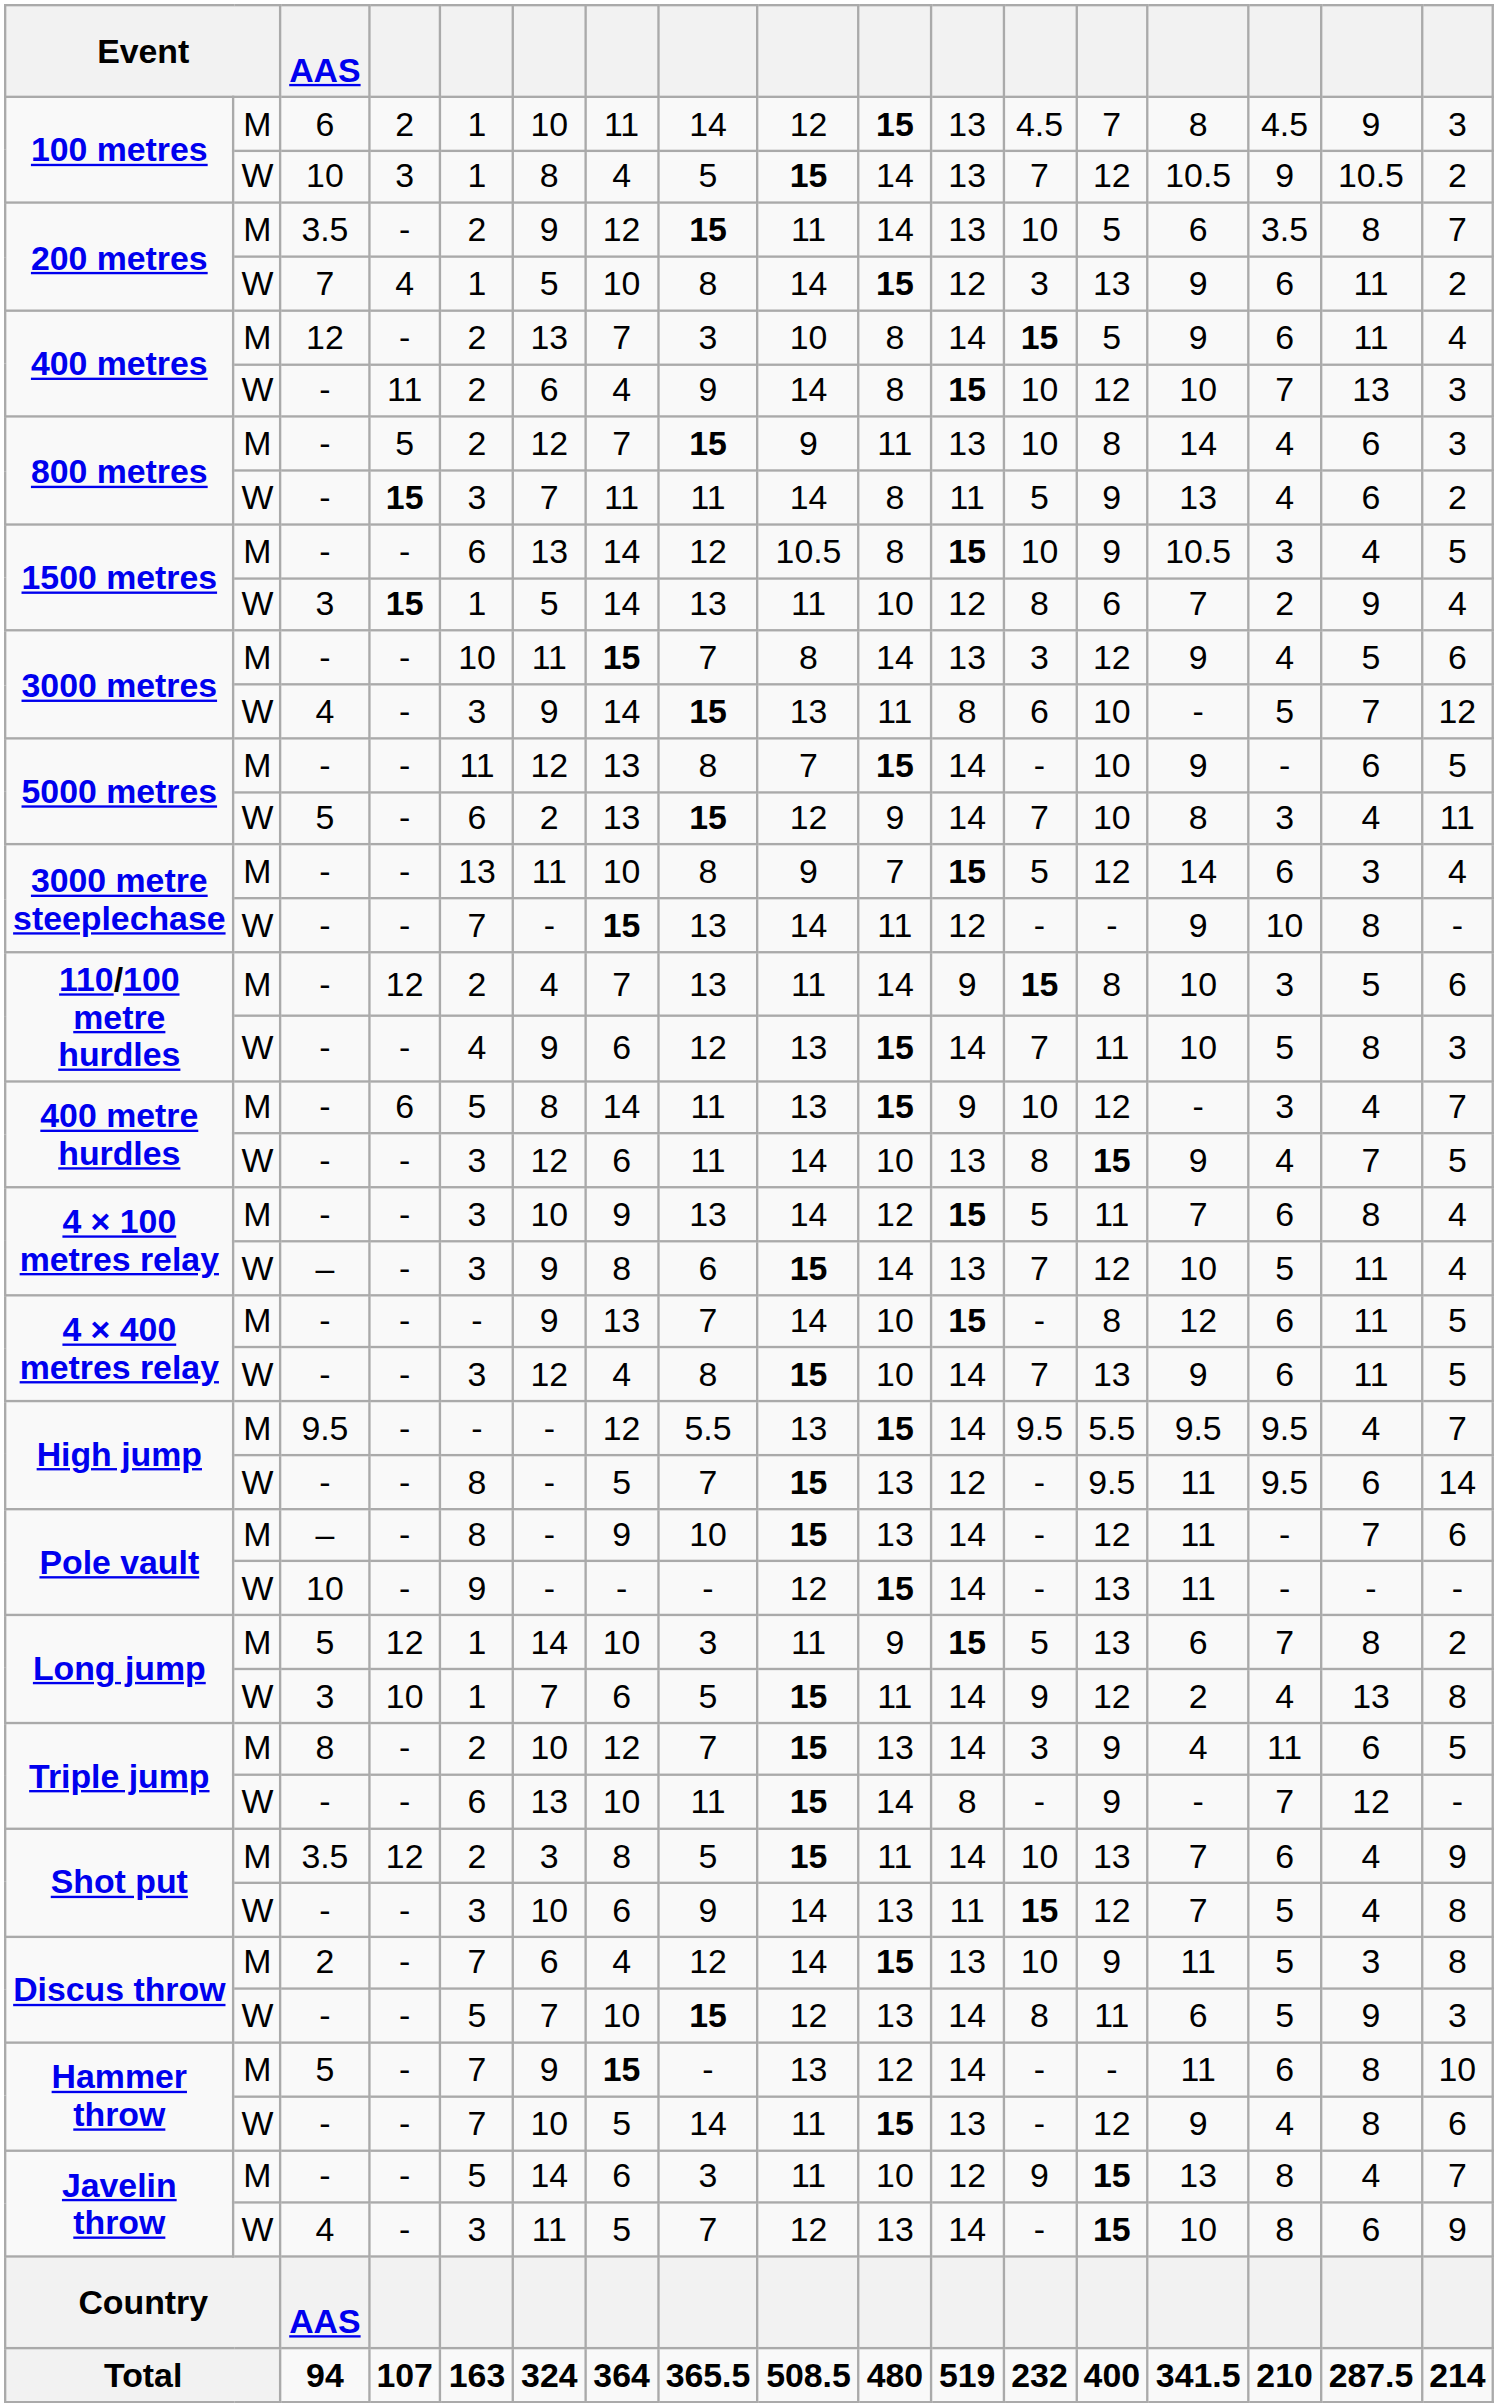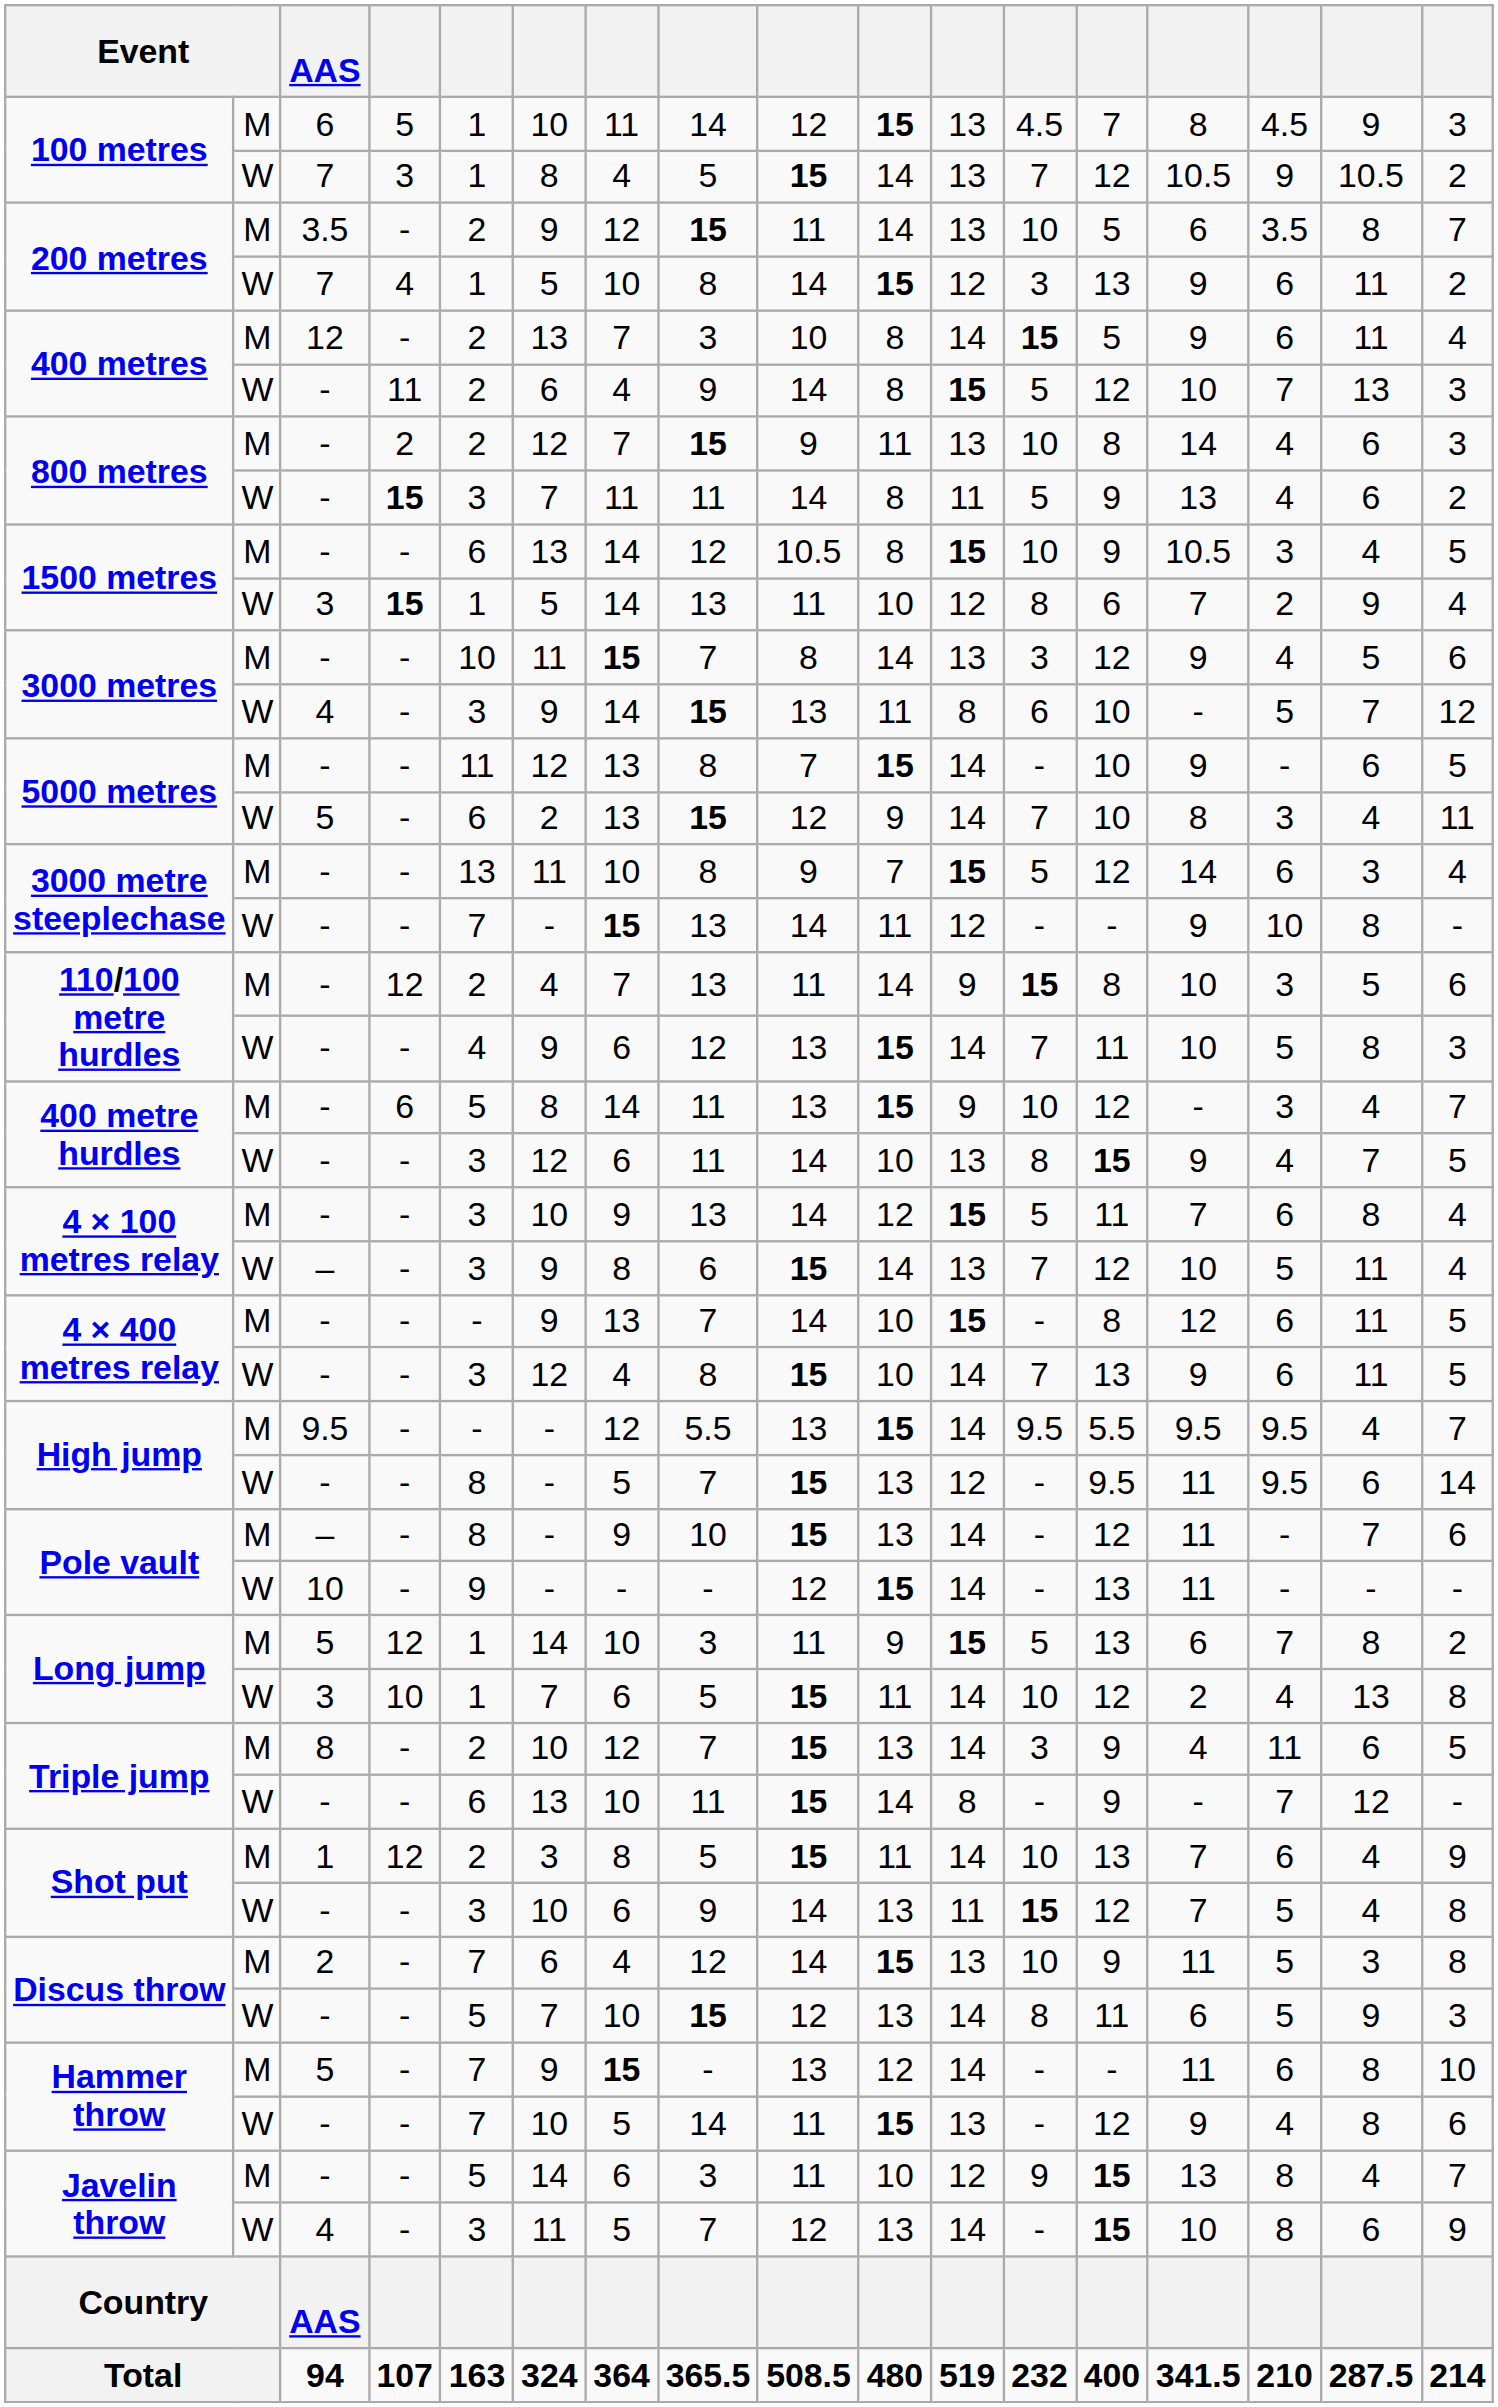(405, 123) 2 -> (405, 123) 5
(325, 177) 10 -> (325, 177) 7
(1039, 391) 10 -> (1039, 391) 5
(405, 444) 5 -> (405, 444) 2
(1039, 1696) 9 -> (1039, 1696) 10
(325, 1856) 3.5 -> (325, 1856) 1
